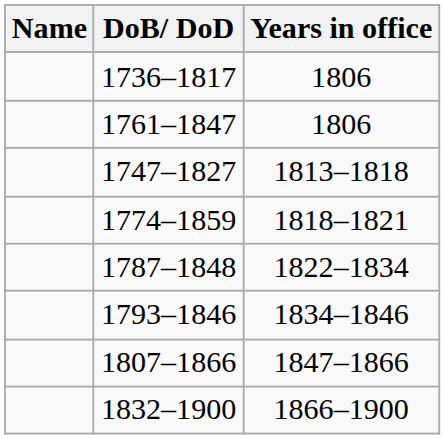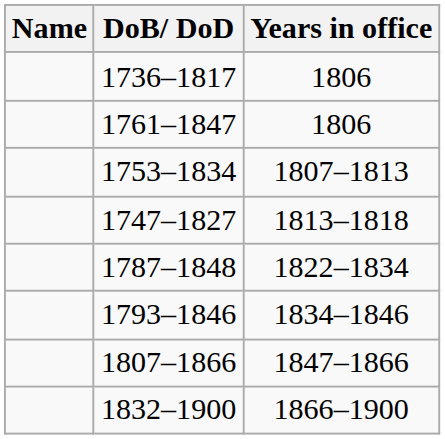+ row: (169, 171)
- row: (169, 219)
